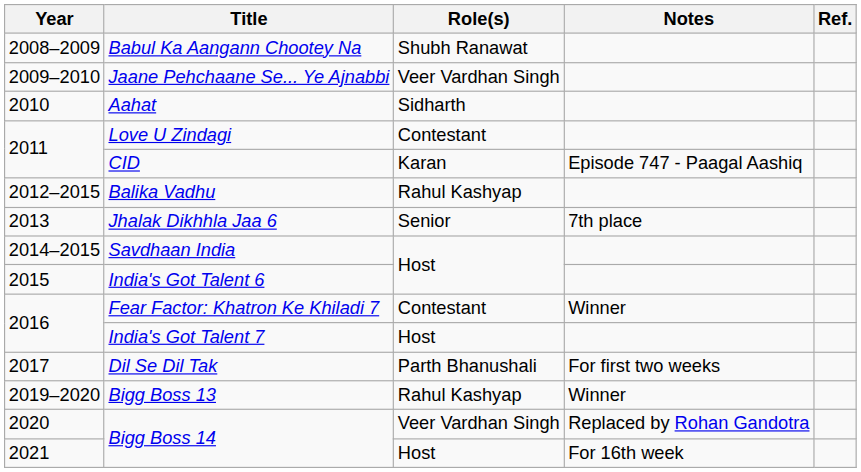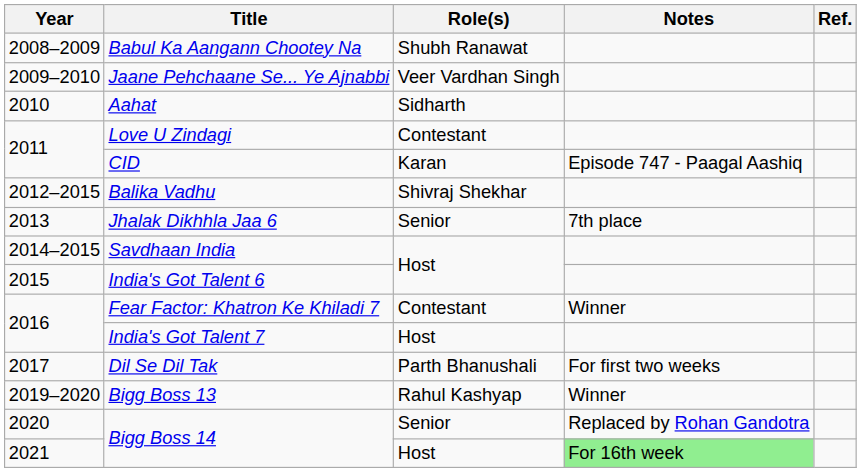(460, 192) Rahul Kashyap -> (462, 192) Shivraj Shekhar
(479, 423) Veer Vardhan Singh -> (424, 423) Senior
(626, 452) no background -> (626, 452) lightgreen background
